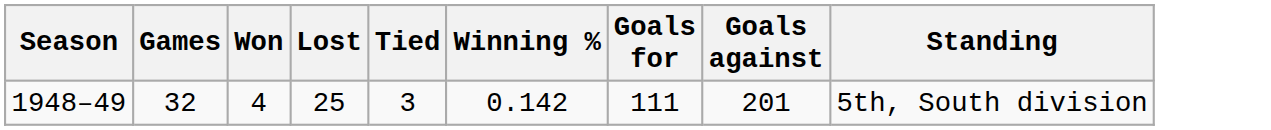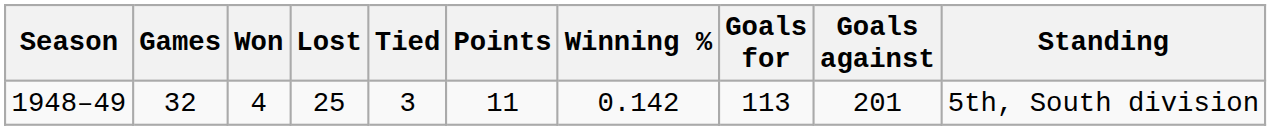+ column: (503, 43)
(655, 103) 111 -> (766, 103) 113
